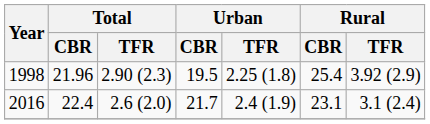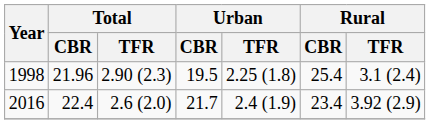(386, 75) 3.92 (2.9) -> (390, 75) 3.1 (2.4)
(326, 103) 23.1 -> (326, 103) 23.4
(390, 103) 3.1 (2.4) -> (386, 103) 3.92 (2.9)
